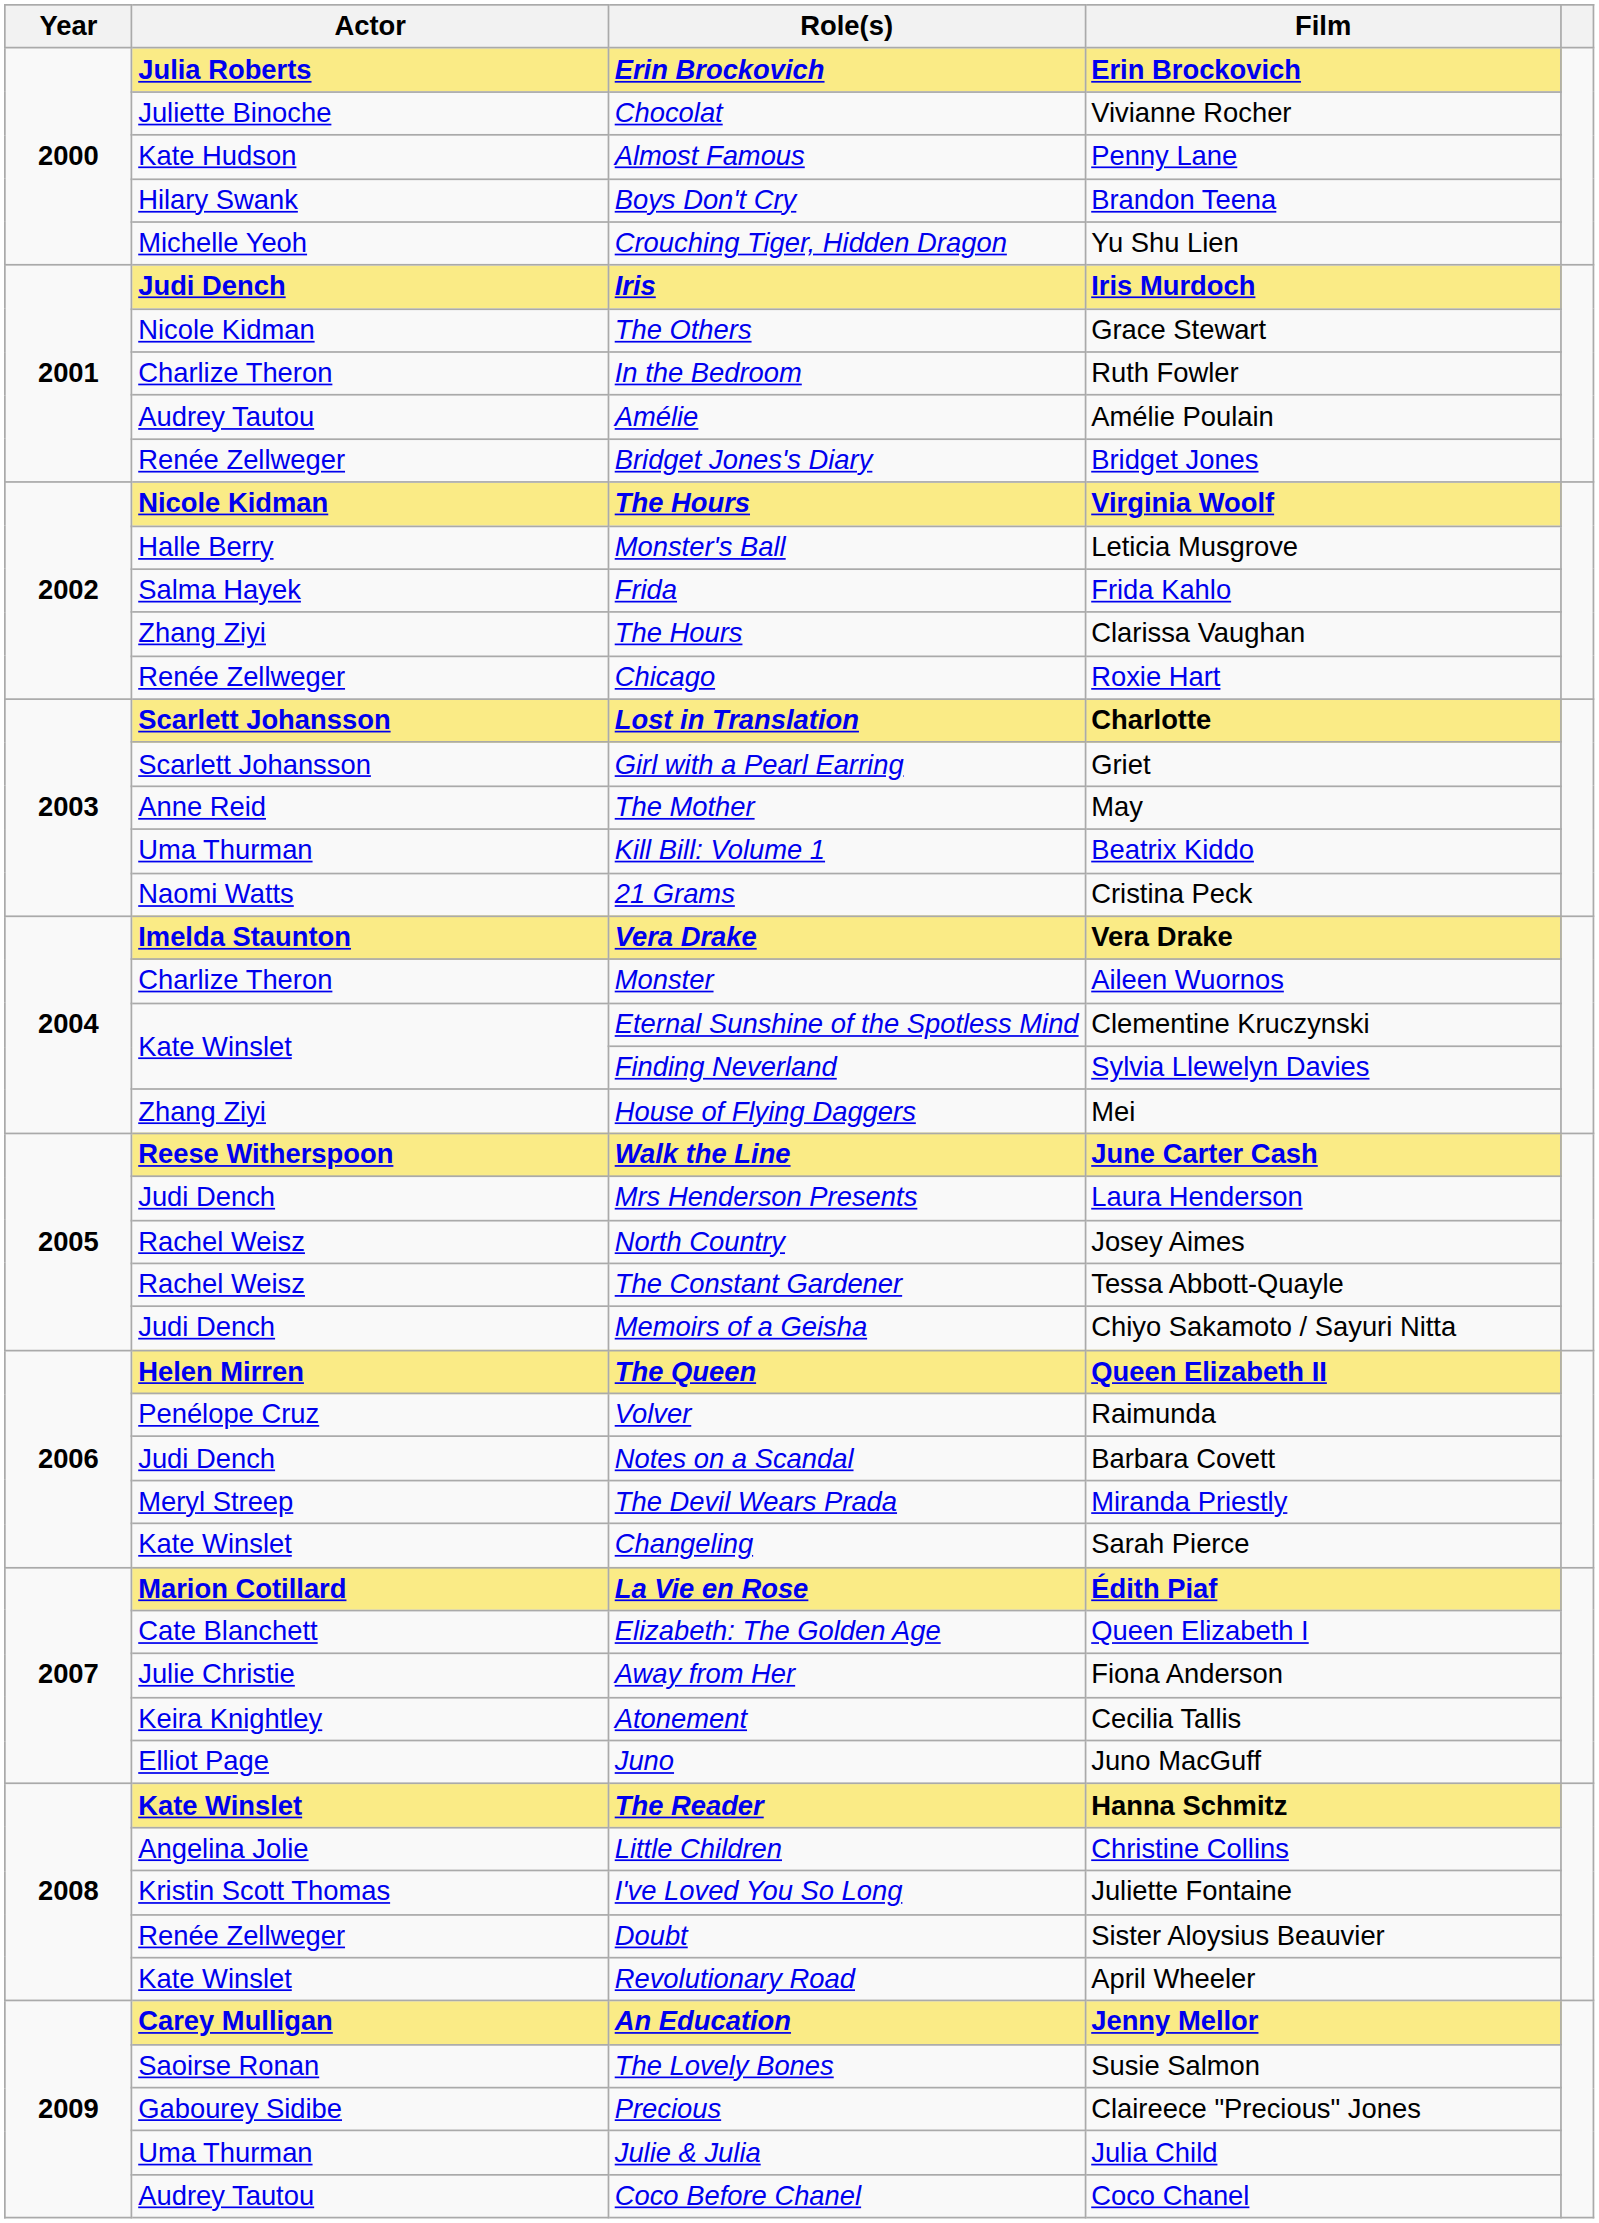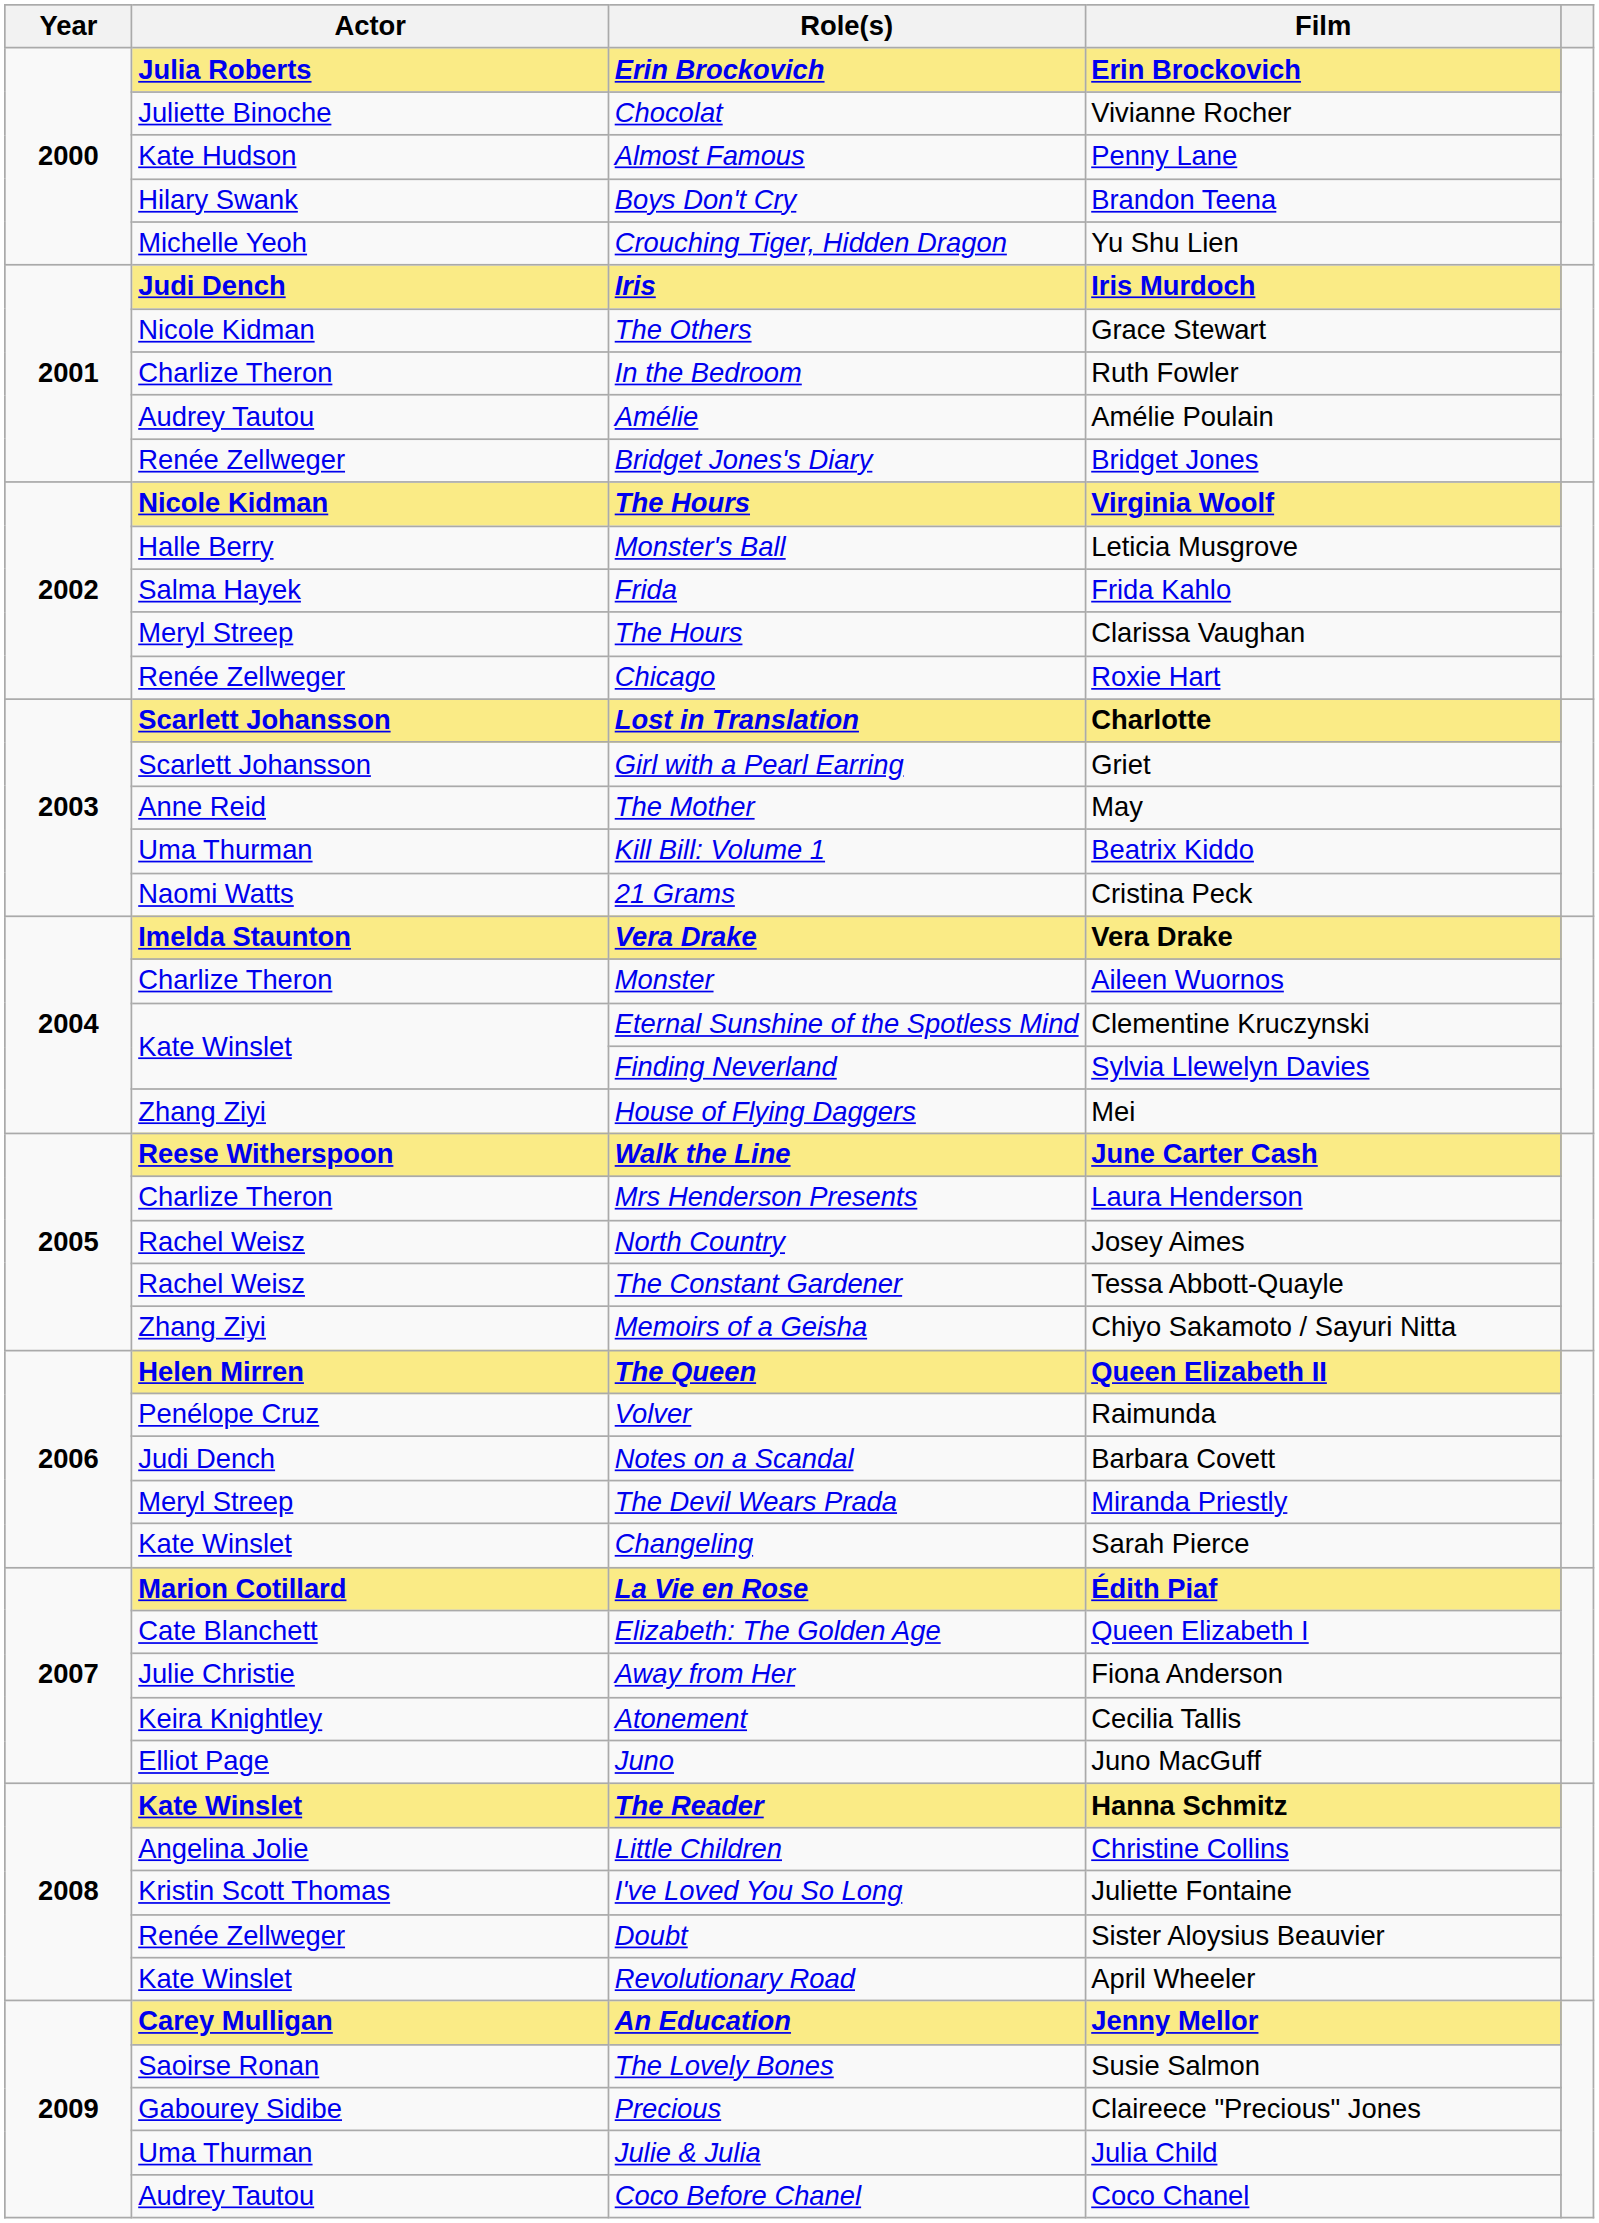(202, 633) Zhang Ziyi -> (216, 633) Meryl Streep
(207, 1197) Judi Dench -> (235, 1197) Charlize Theron
(207, 1327) Judi Dench -> (202, 1327) Zhang Ziyi
